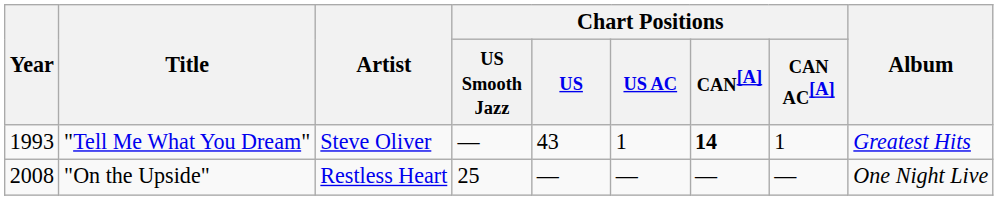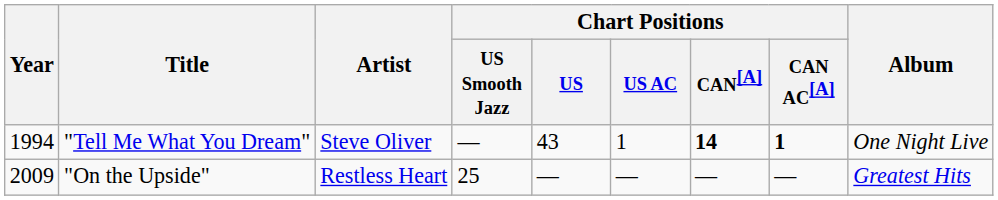(32, 141) 1993 -> (32, 141) 1994
(780, 141) normal -> (780, 141) bold
(912, 141) Greatest Hits -> (921, 141) One Night Live
(32, 176) 2008 -> (32, 176) 2009
(921, 176) One Night Live -> (912, 176) Greatest Hits
